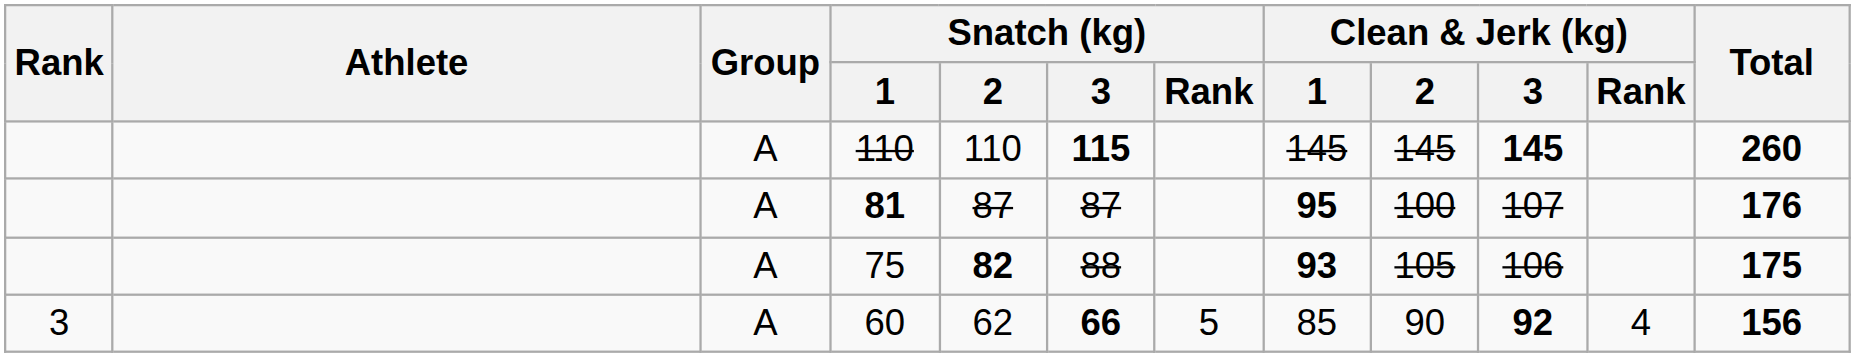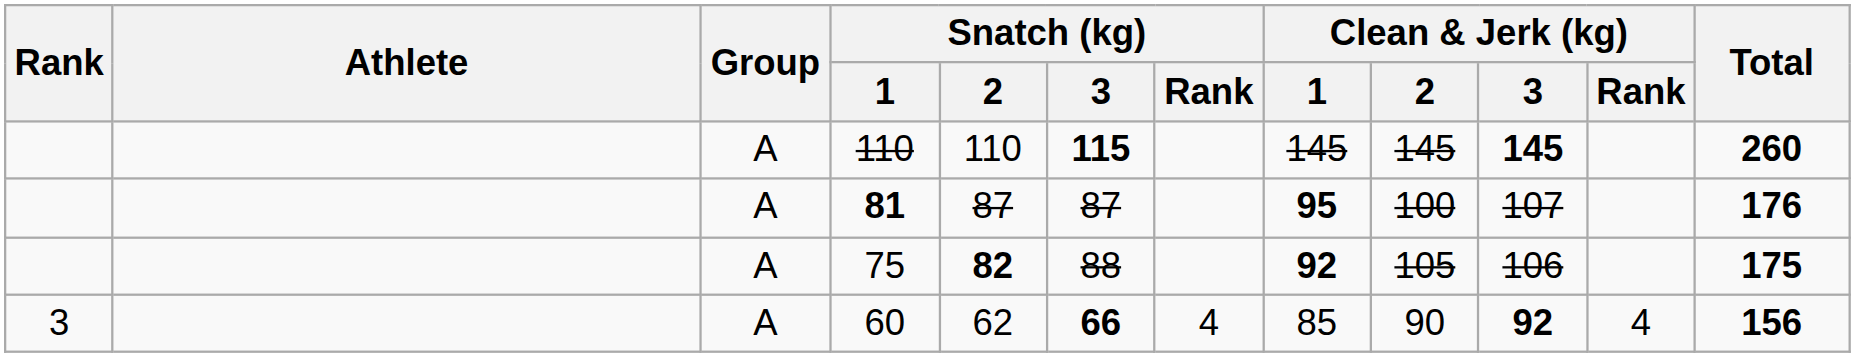(1317, 264) 93 -> (1317, 264) 92
(1209, 322) 5 -> (1209, 322) 4
